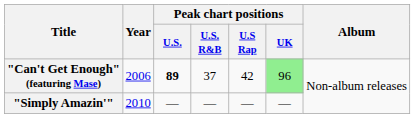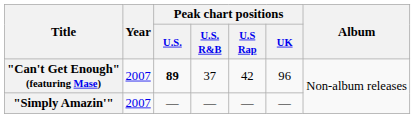(138, 75) 2006 -> (138, 75) 2007
(285, 75) lightgreen background -> (285, 75) no background
(138, 103) 2010 -> (138, 103) 2007
